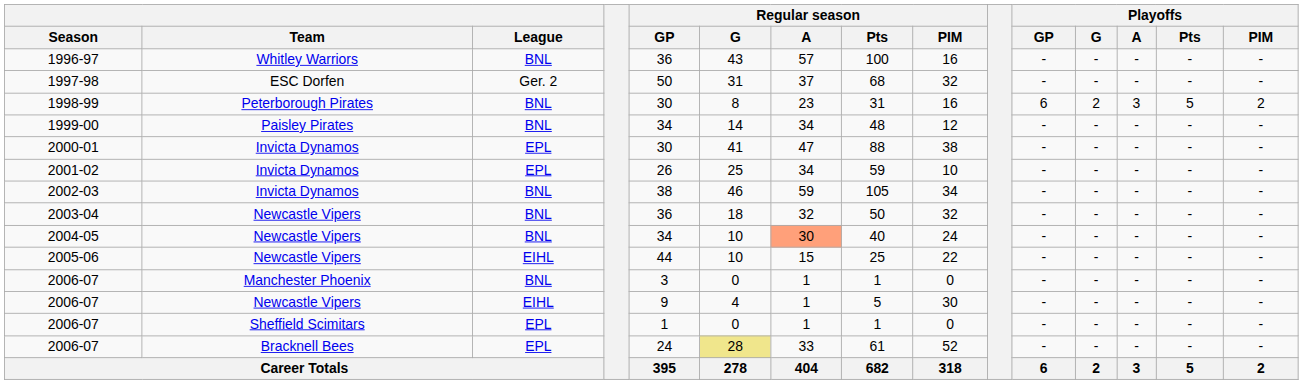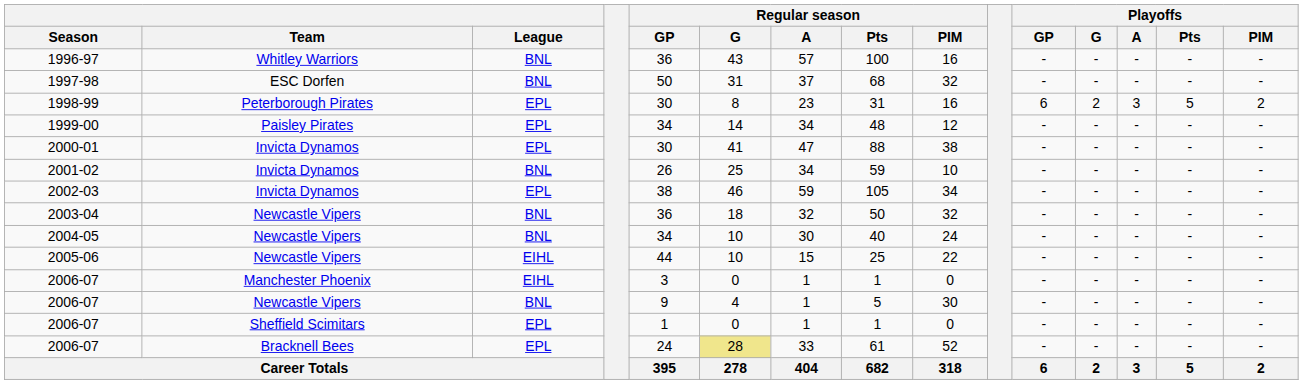(538, 81) Ger. 2 -> (538, 81) BNL
(538, 103) BNL -> (538, 103) EPL
(538, 125) BNL -> (538, 125) EPL
(538, 170) EPL -> (538, 170) BNL
(538, 192) BNL -> (538, 192) EPL
(806, 236) lightsalmon background -> (806, 236) no background
(538, 280) BNL -> (538, 280) EIHL
(538, 302) EIHL -> (538, 302) BNL
